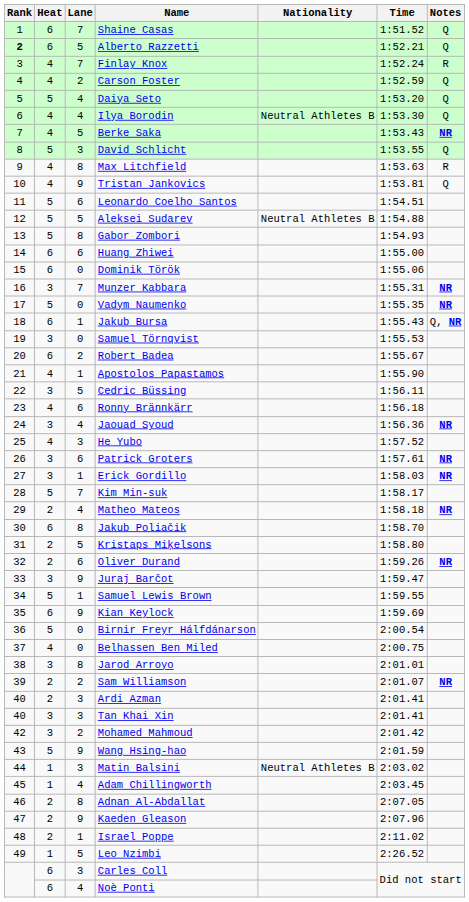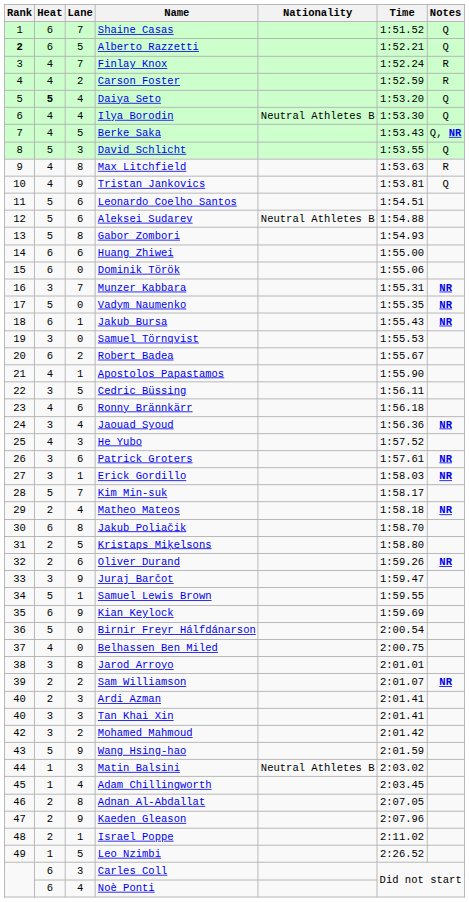(446, 82) Q -> (446, 82) R
(50, 99) normal -> (50, 99) bold
(446, 133) NR -> (446, 133) Q, NR
(80, 219) 5 -> (80, 219) 6
(446, 322) Q, NR -> (446, 322) NR
